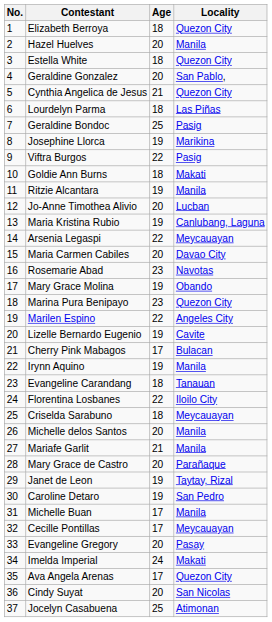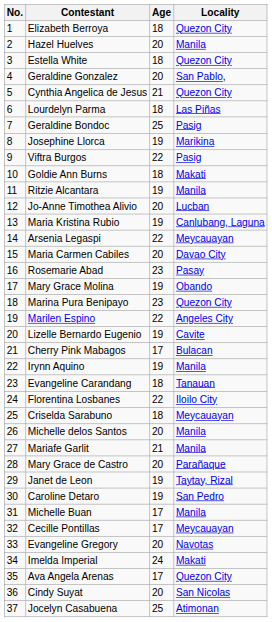(195, 271) Navotas -> (190, 271) Pasay
(190, 545) Pasay -> (195, 545) Navotas
